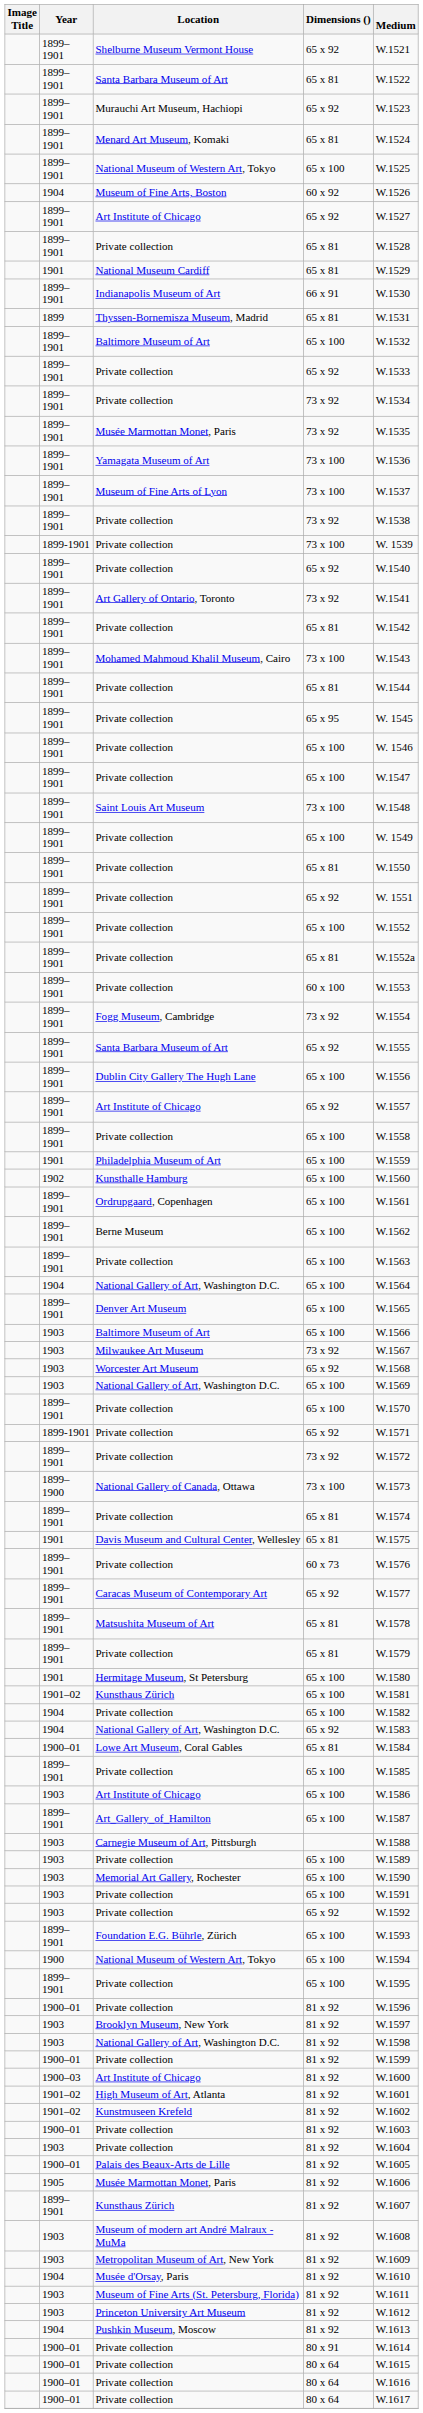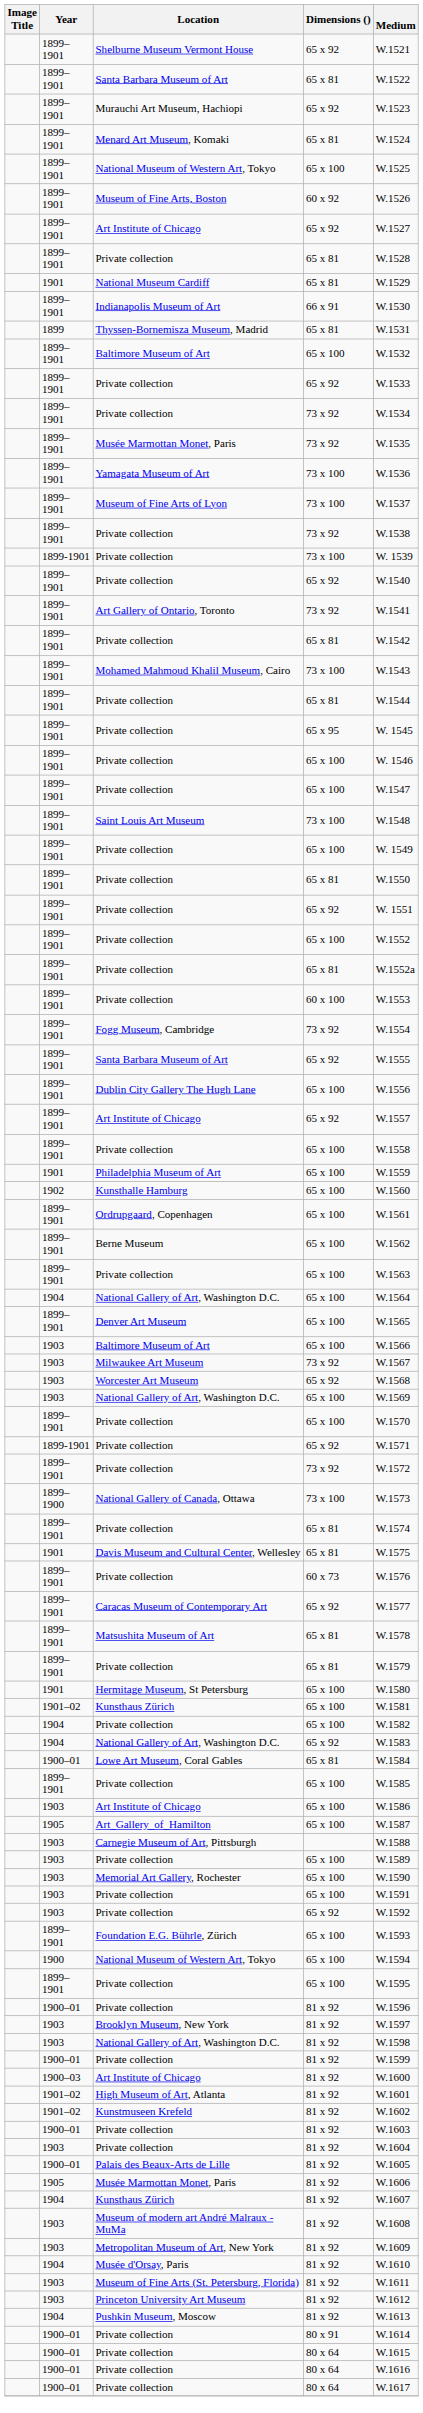(53, 192) 1904 -> (56, 199) 1899–1901
(56, 1818) 1899–1901 -> (53, 1824) 1905
(56, 2206) 1899–1901 -> (53, 2199) 1904
